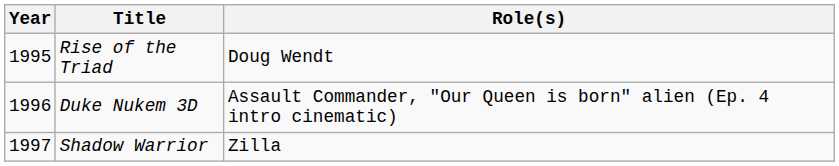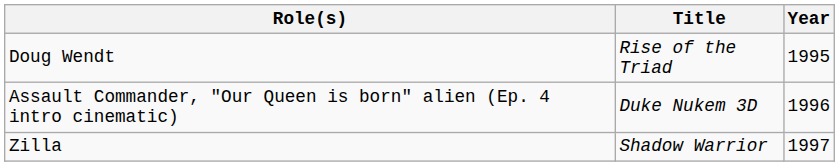columns swapped: (30, 19) <-> (529, 19)
